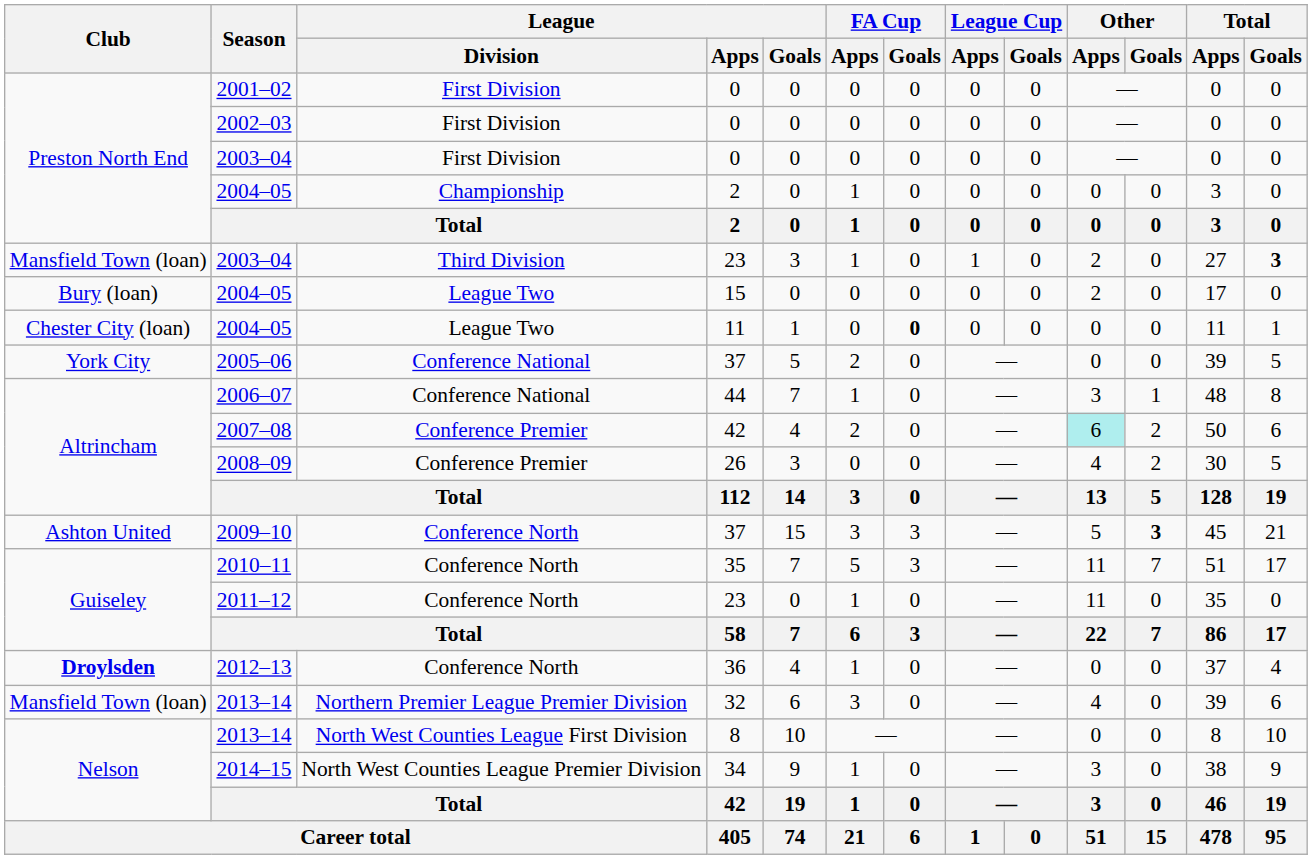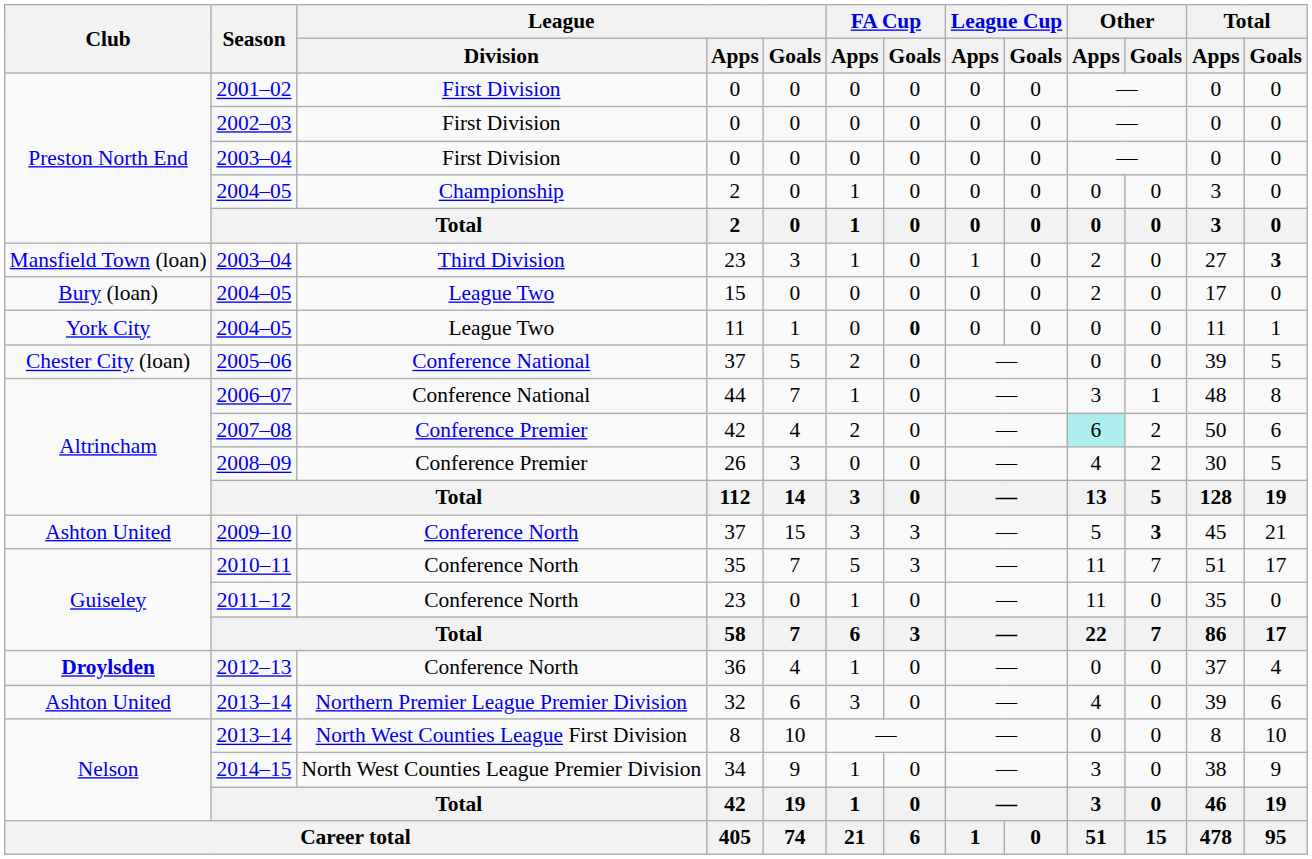(108, 327) Chester City (loan) -> (108, 327) York City
(108, 361) York City -> (108, 361) Chester City (loan)
(108, 701) Mansfield Town (loan) -> (108, 701) Ashton United
